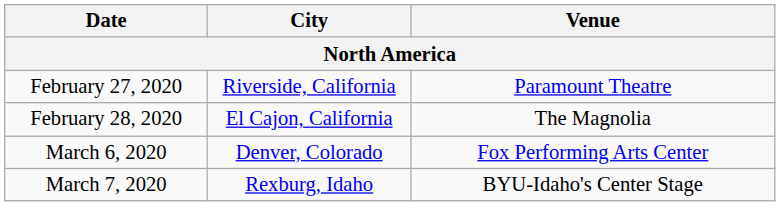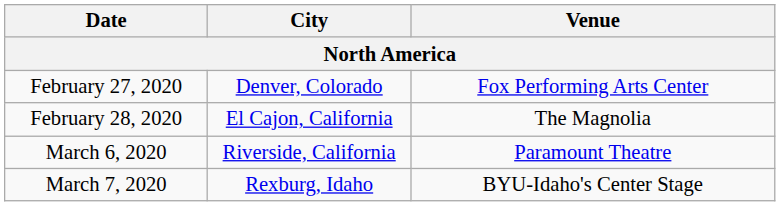(309, 86) Riverside, California -> (309, 86) Denver, Colorado
(593, 86) Paramount Theatre -> (593, 86) Fox Performing Arts Center
(309, 151) Denver, Colorado -> (309, 151) Riverside, California
(593, 151) Fox Performing Arts Center -> (593, 151) Paramount Theatre
